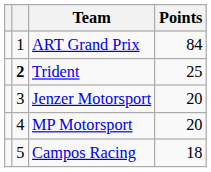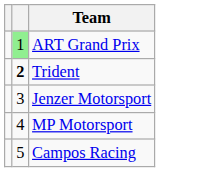- column: (181, 17)
(20, 44) no background -> (20, 44) lightgreen background
